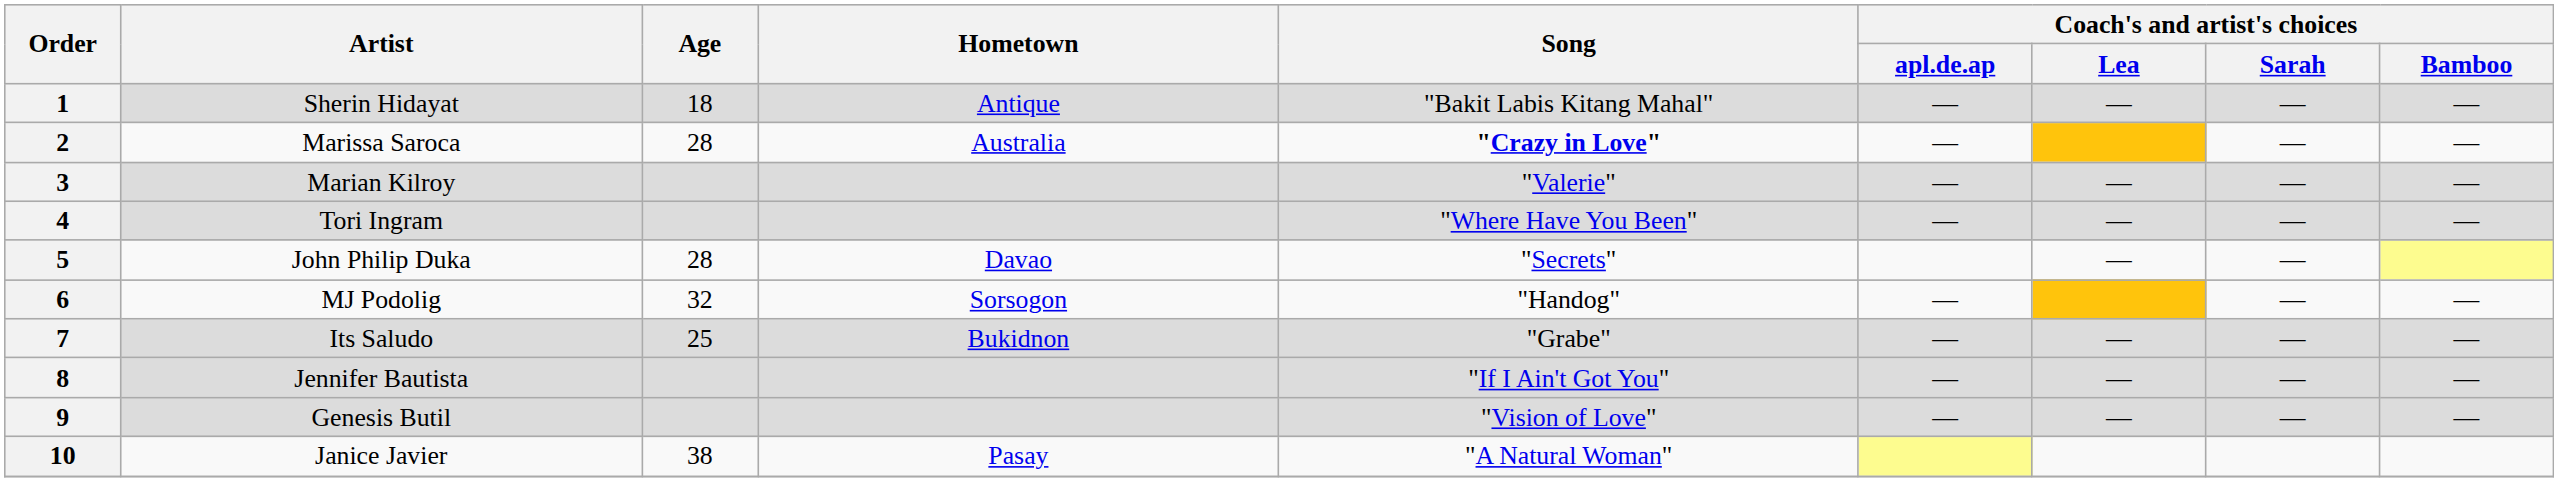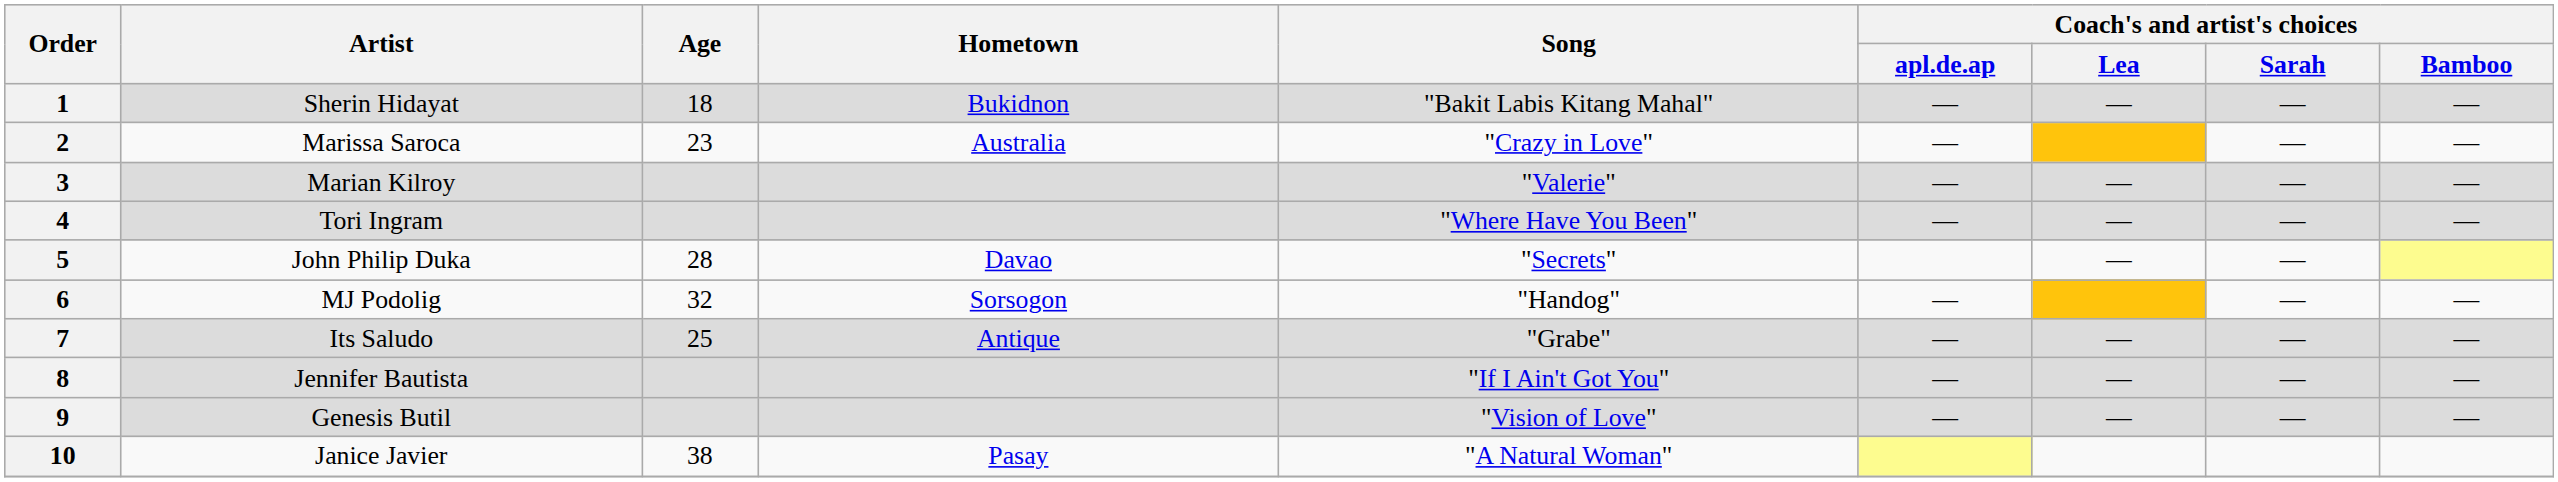(1018, 103) Antique -> (1018, 103) Bukidnon
(700, 142) 28 -> (700, 142) 23
(1569, 142) bold -> (1569, 142) normal
(1018, 338) Bukidnon -> (1018, 338) Antique
